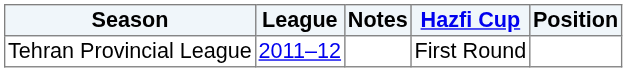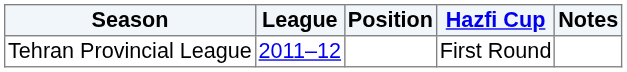columns swapped: (576, 20) <-> (378, 20)
